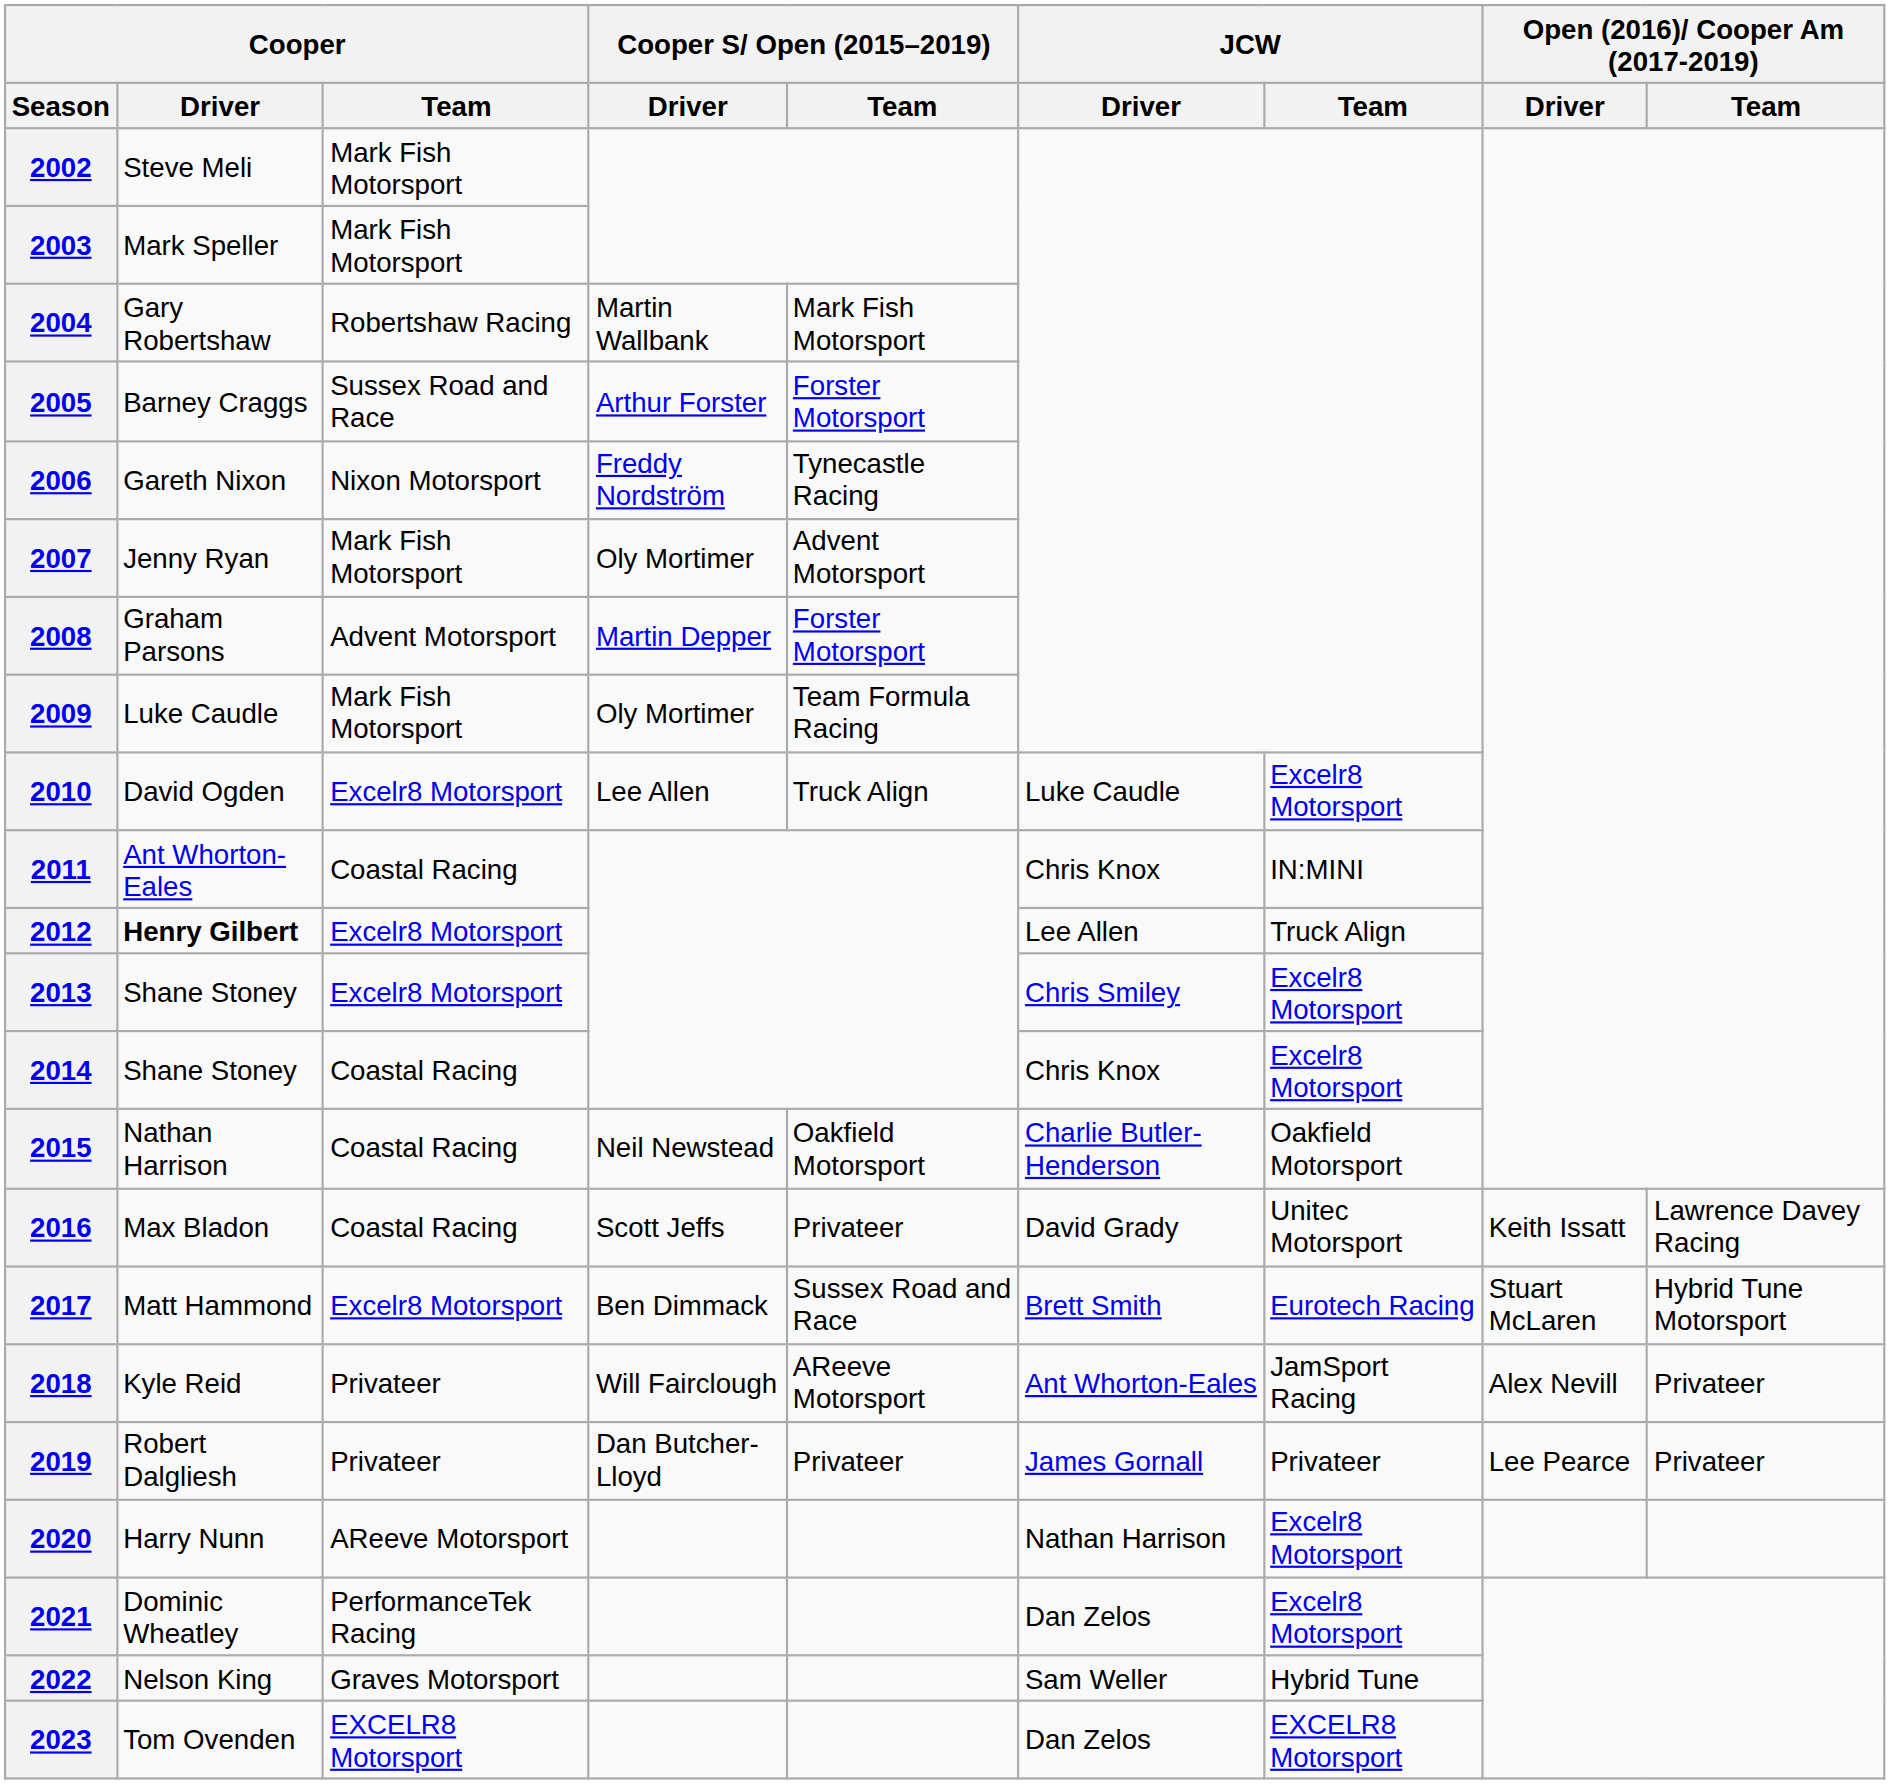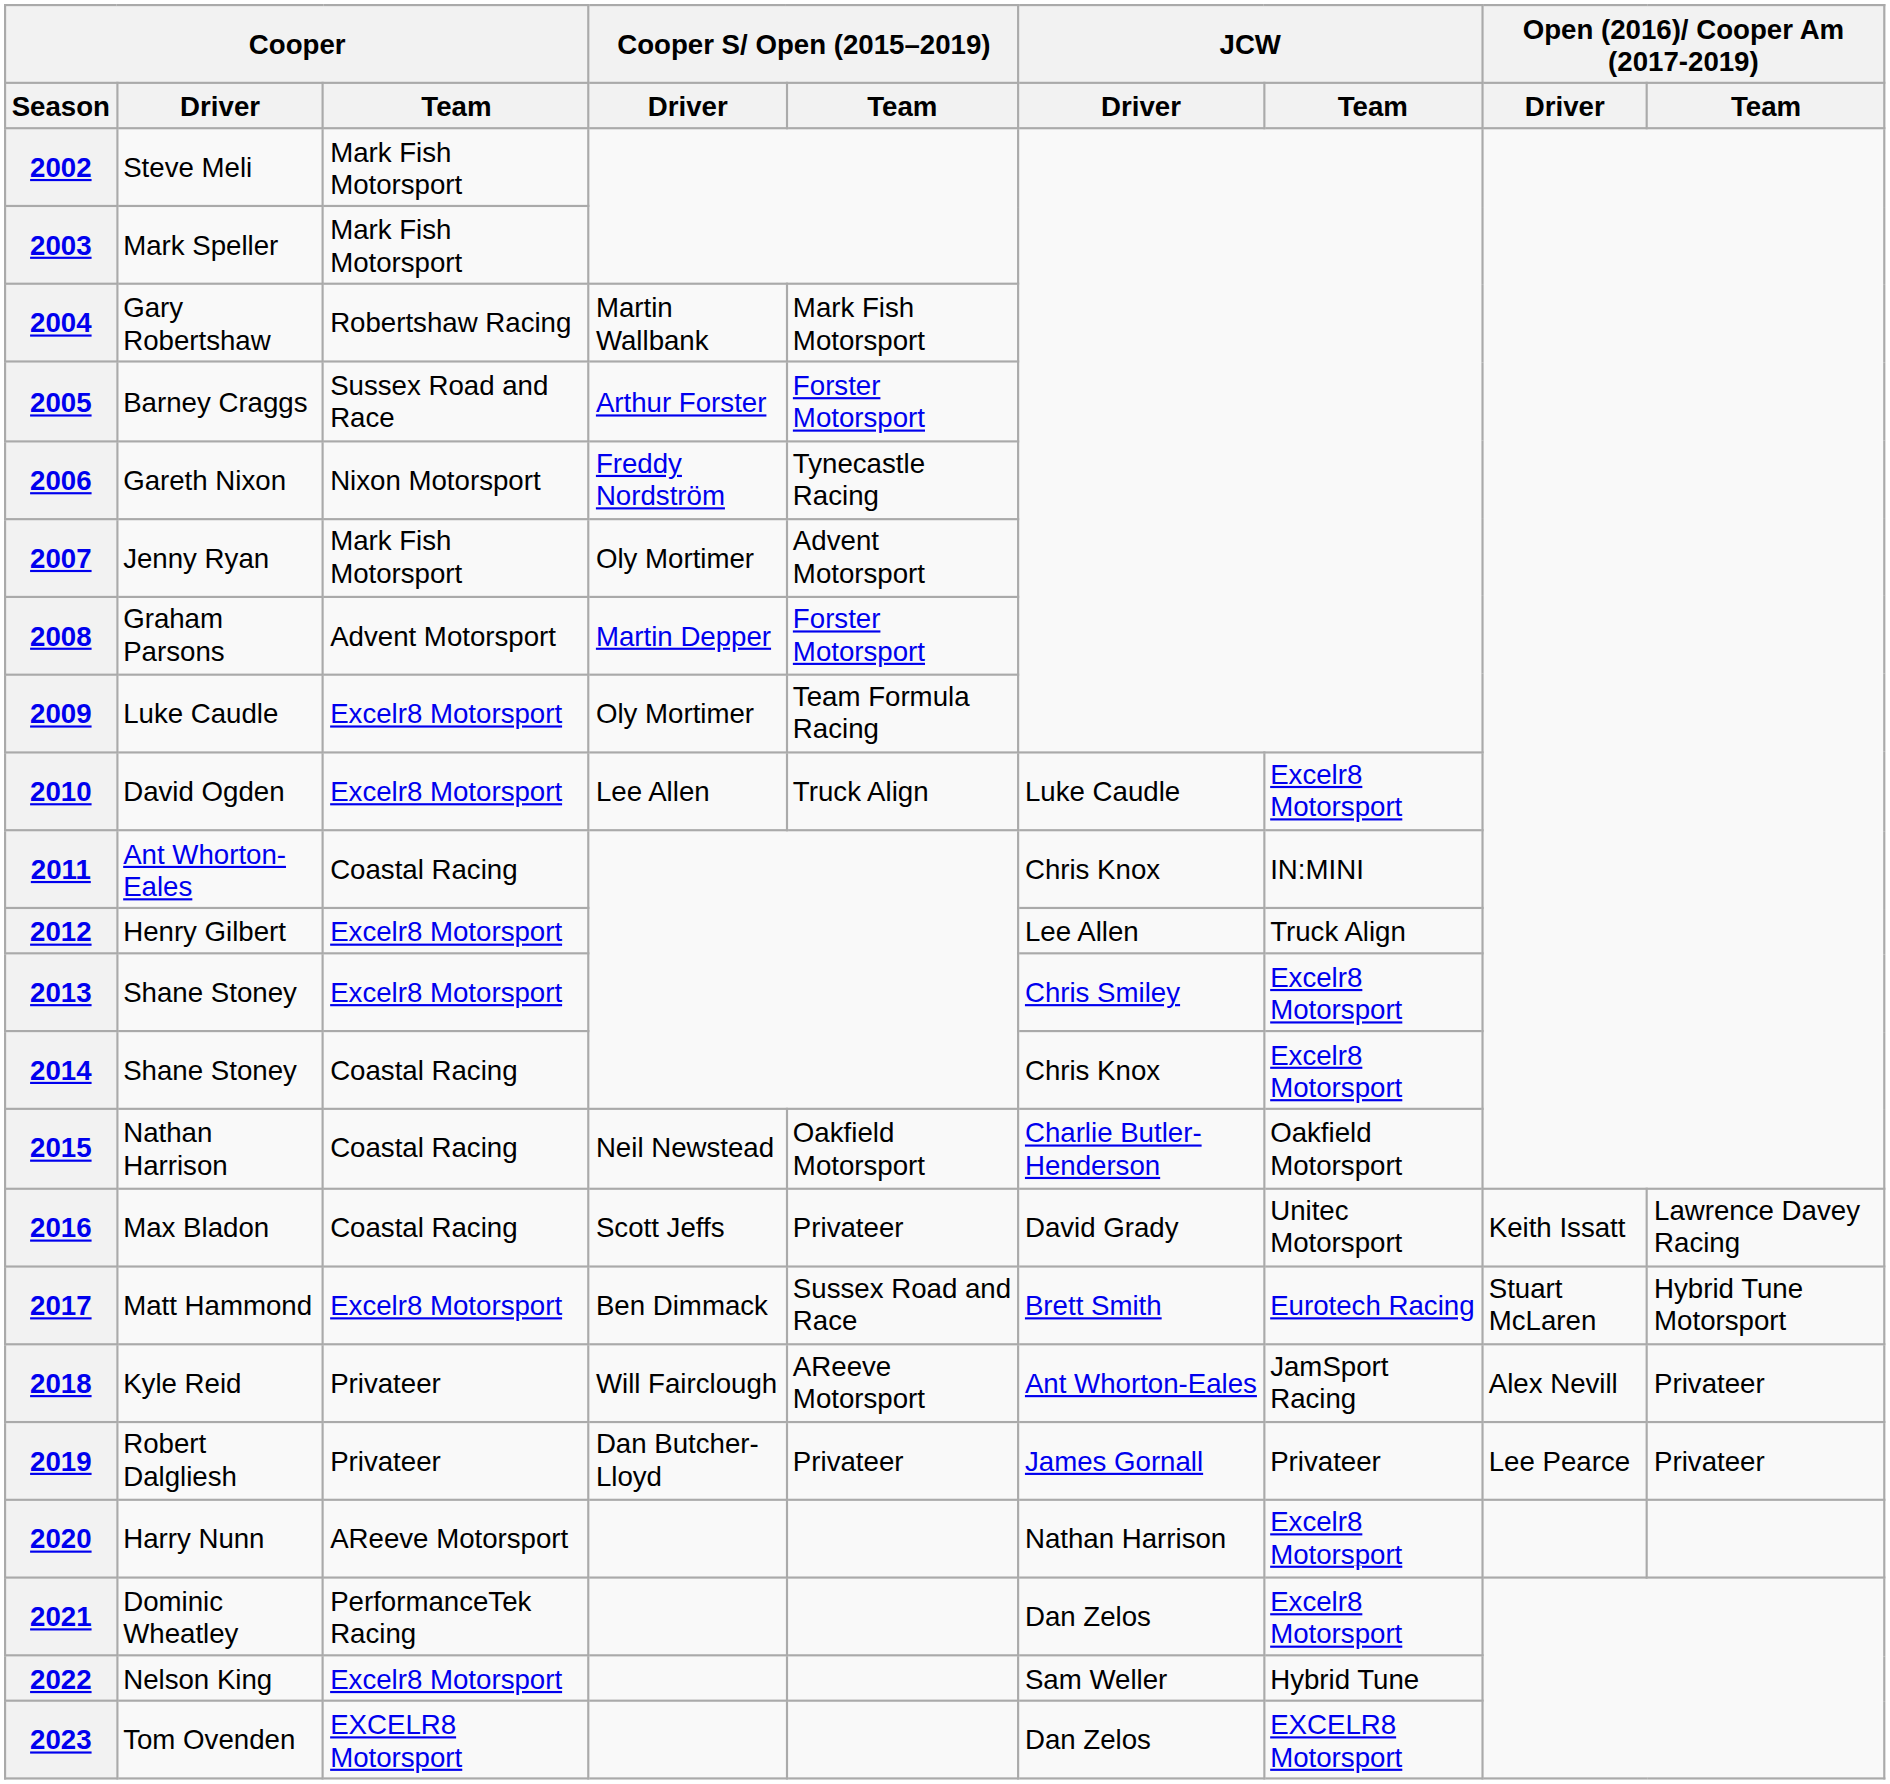(396, 713) Mark Fish Motorsport -> (446, 713) Excelr8 Motorsport
(211, 931) bold -> (205, 931) normal
(445, 1678) Graves Motorsport -> (446, 1678) Excelr8 Motorsport
